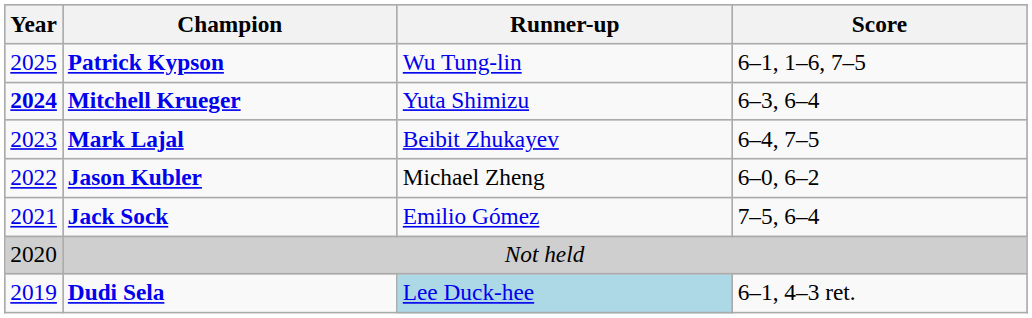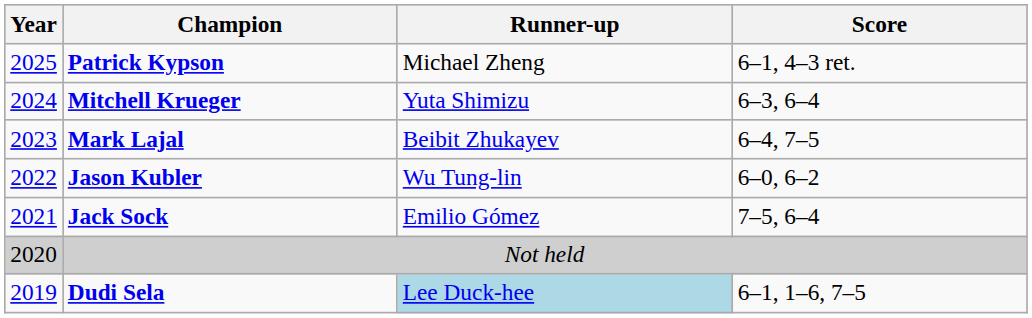(462, 62) Wu Tung-lin -> (474, 62) Michael Zheng
(802, 62) 6–1, 1–6, 7–5 -> (797, 62) 6–1, 4–3 ret.
(34, 101) bold -> (34, 101) normal
(474, 178) Michael Zheng -> (462, 178) Wu Tung-lin
(797, 293) 6–1, 4–3 ret. -> (802, 293) 6–1, 1–6, 7–5
